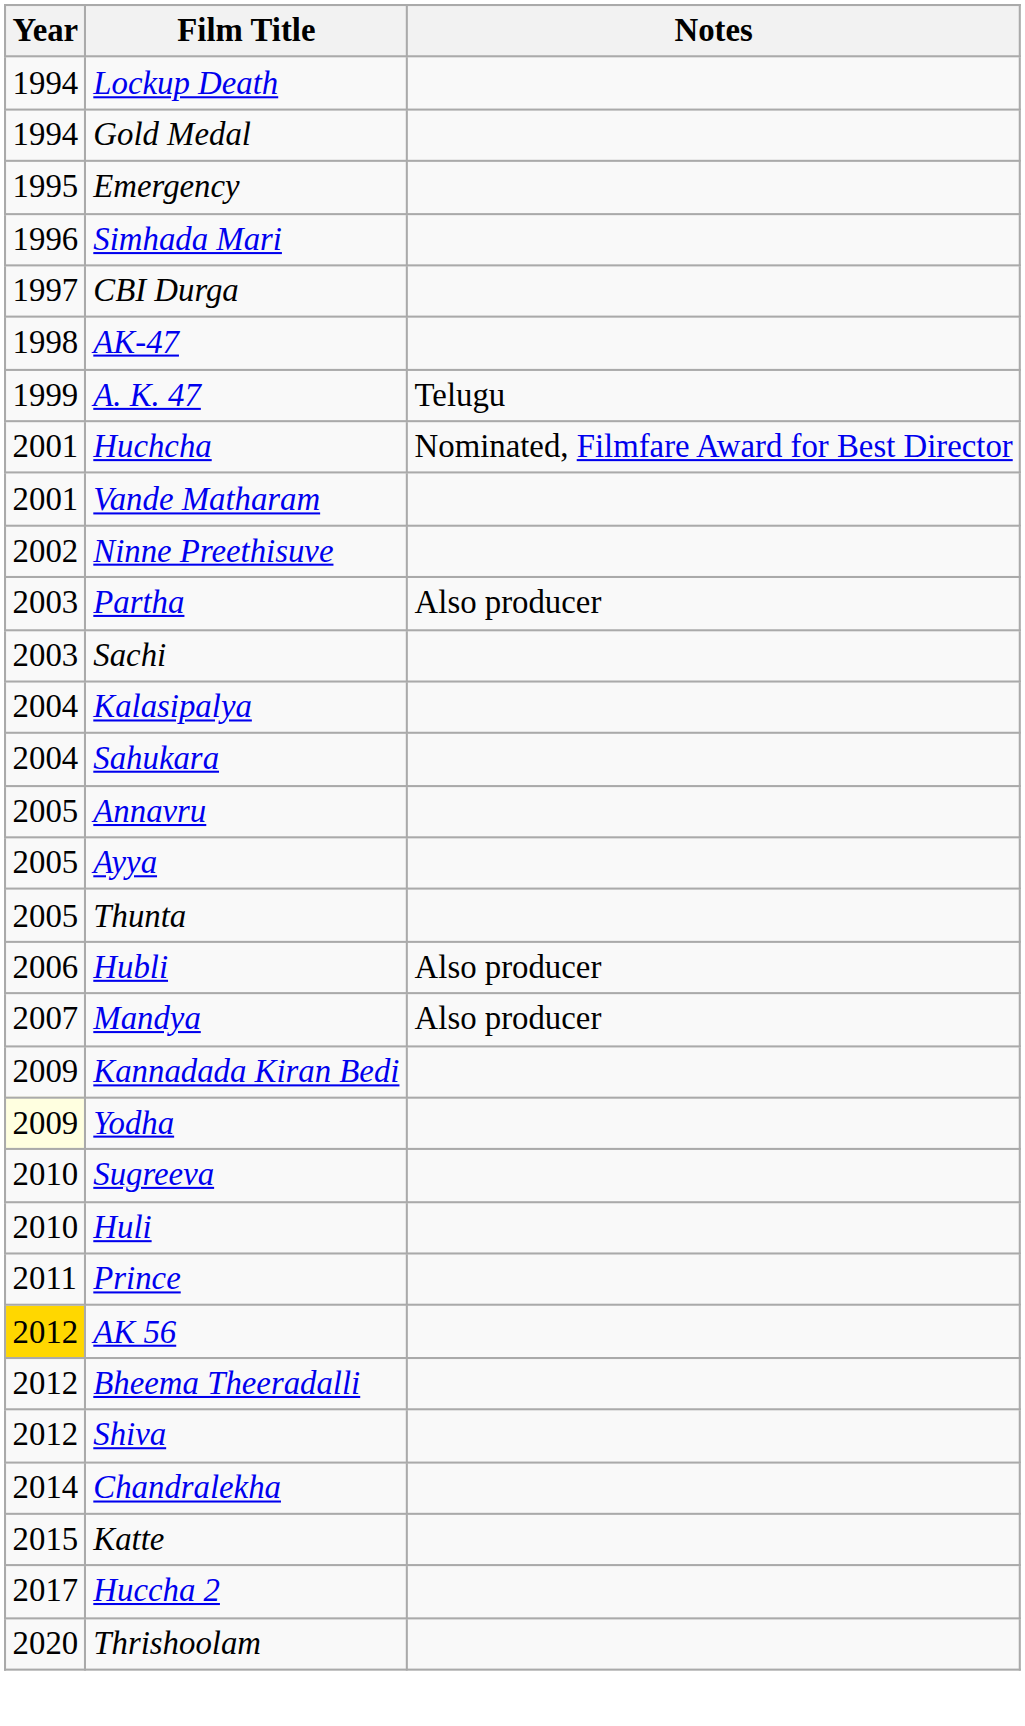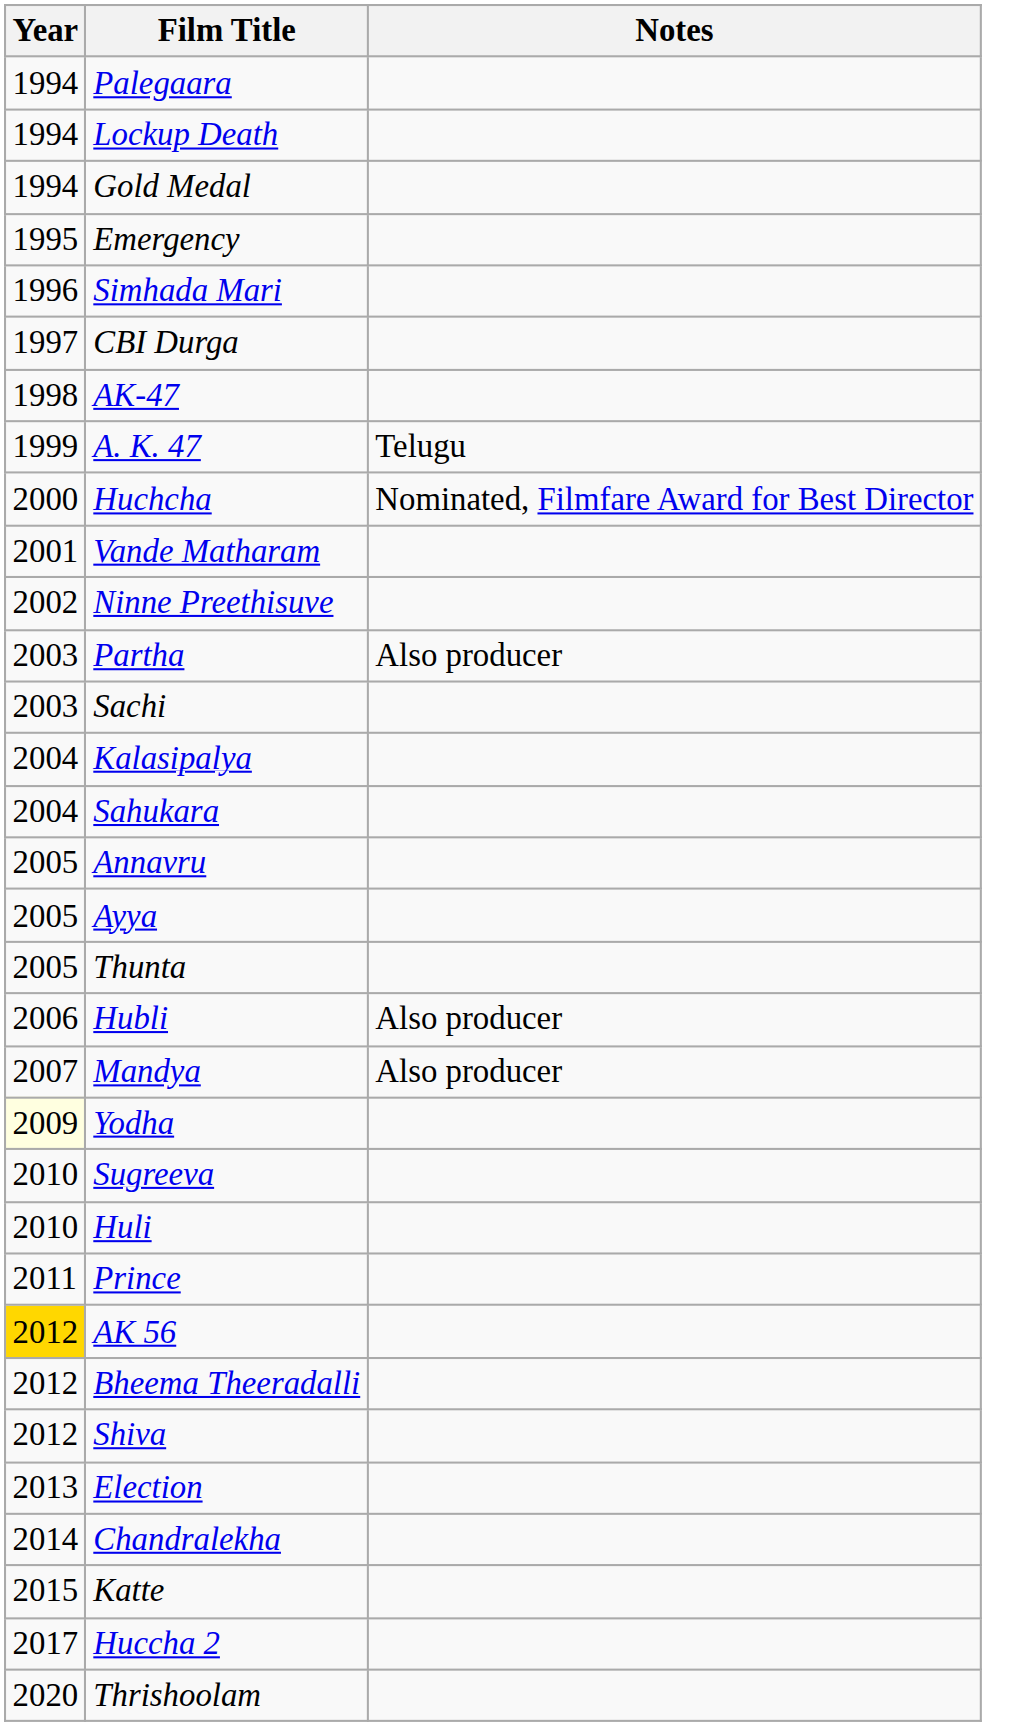+ row: (163, 82)
(45, 446) 2001 -> (45, 498) 2000
- row: (246, 1070)
+ row: (148, 1487)
